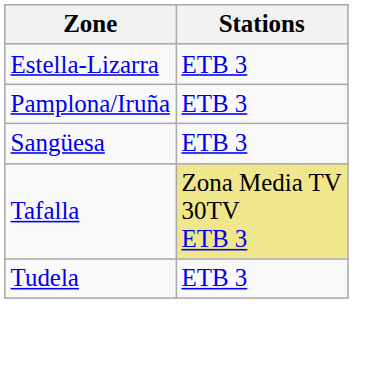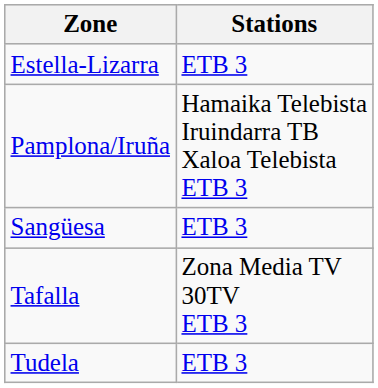(214, 103) ETB 3 -> (274, 145) Hamaika Telebista Iruindarra TB Xaloa Telebista ETB 3
(262, 210) khaki background -> (262, 294) no background
